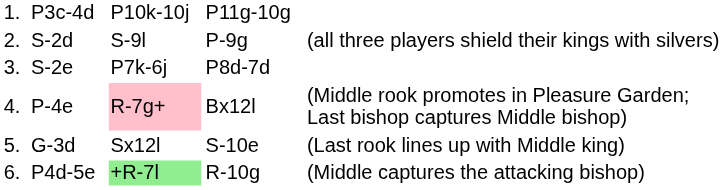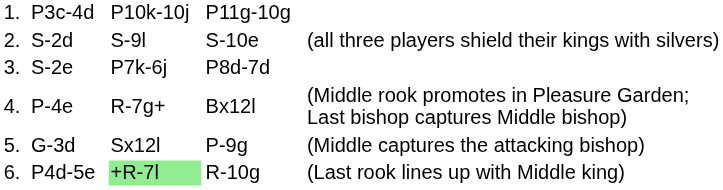(227, 40) P-9g -> (232, 40) S-10e
(138, 106) pink background -> (138, 106) no background
(232, 145) S-10e -> (227, 145) P-9g
(466, 145) (Last rook lines up with Middle king) -> (476, 145) (Middle captures the attacking bishop)
(476, 172) (Middle captures the attacking bishop) -> (466, 172) (Last rook lines up with Middle king)
